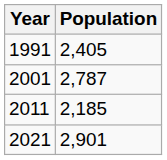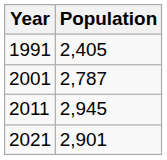(83, 109) 2,185 -> (83, 109) 2,945
